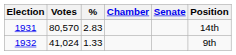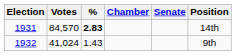(64, 27) 80,570 -> (64, 27) 84,570
(93, 27) normal -> (93, 27) bold
(93, 43) 1.33 -> (93, 43) 1.43
